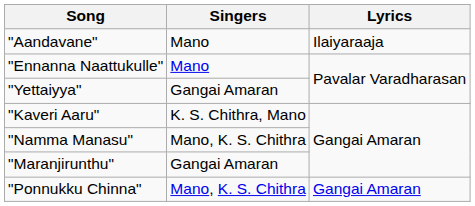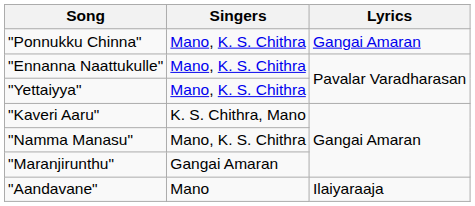rows swapped: (75, 189) <-> (53, 41)
(190, 66) Mano -> (238, 66) Mano, K. S. Chithra
(224, 90) Gangai Amaran -> (238, 90) Mano, K. S. Chithra
